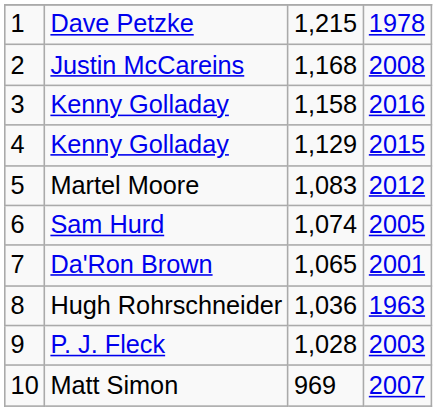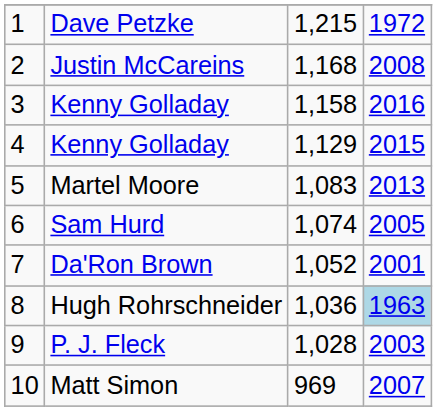(397, 24) 1978 -> (397, 24) 1972
(397, 184) 2012 -> (397, 184) 2013
(326, 265) 1,065 -> (326, 265) 1,052
(397, 305) no background -> (397, 305) lightblue background
